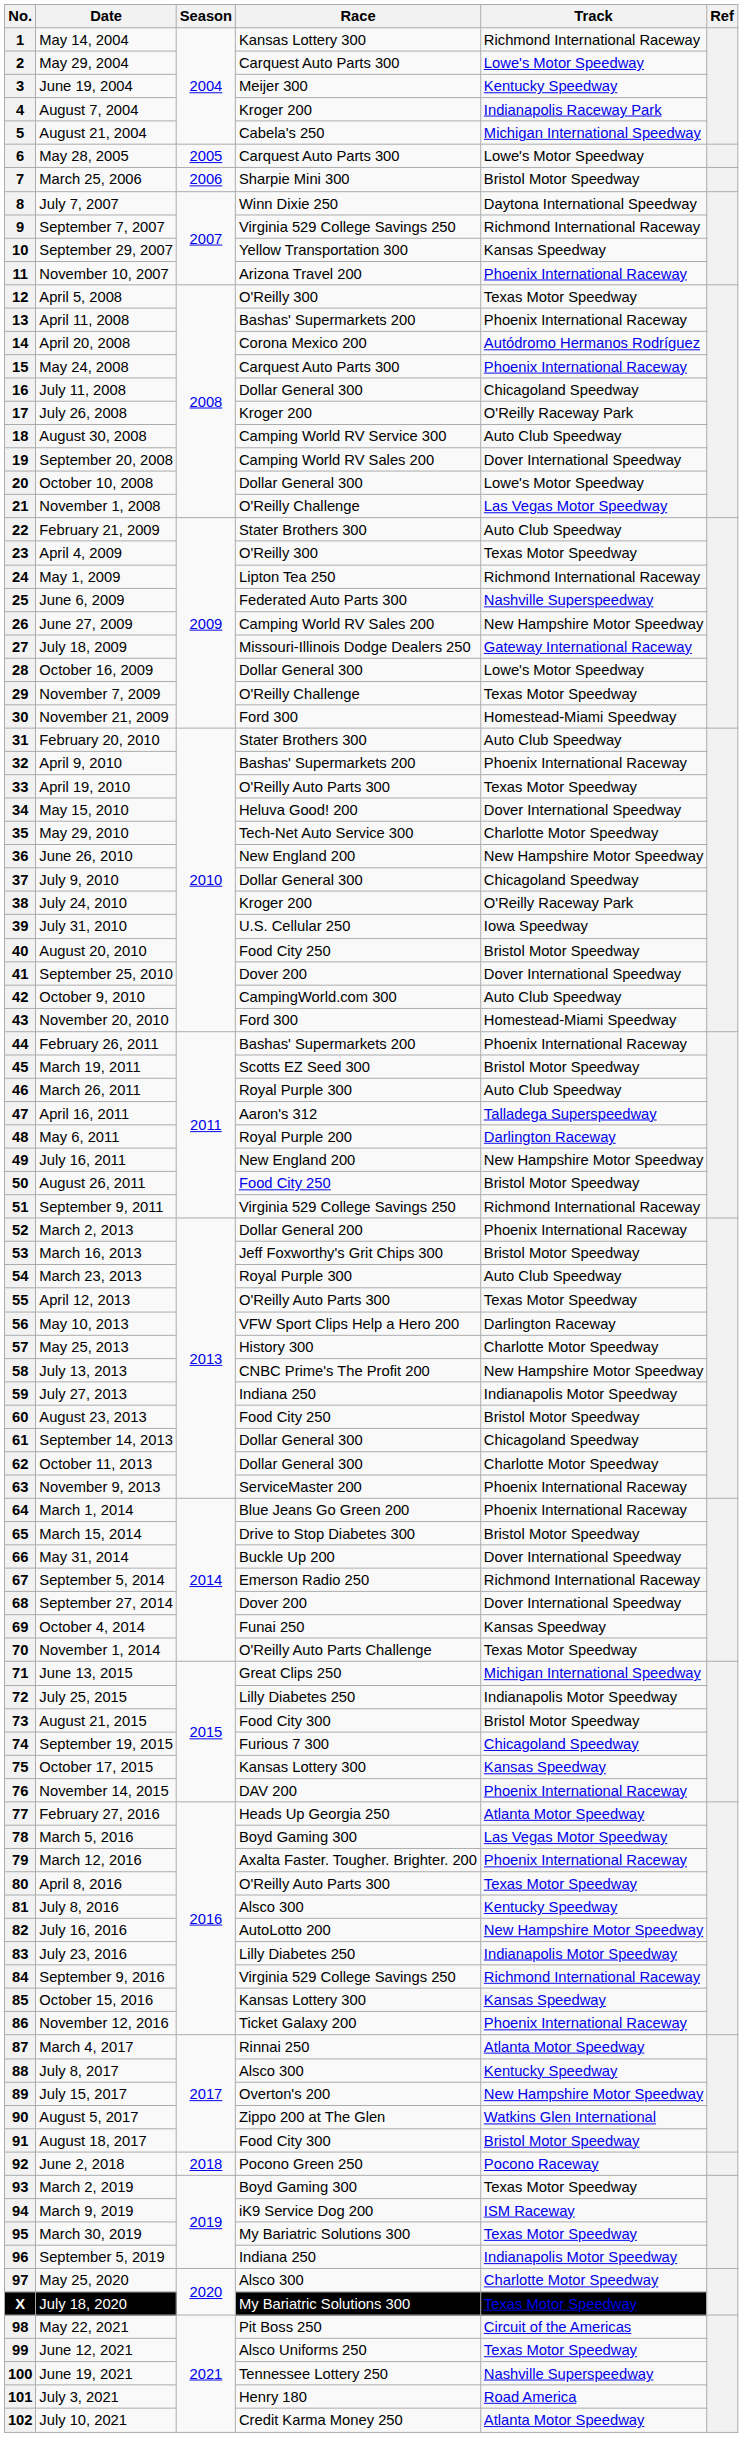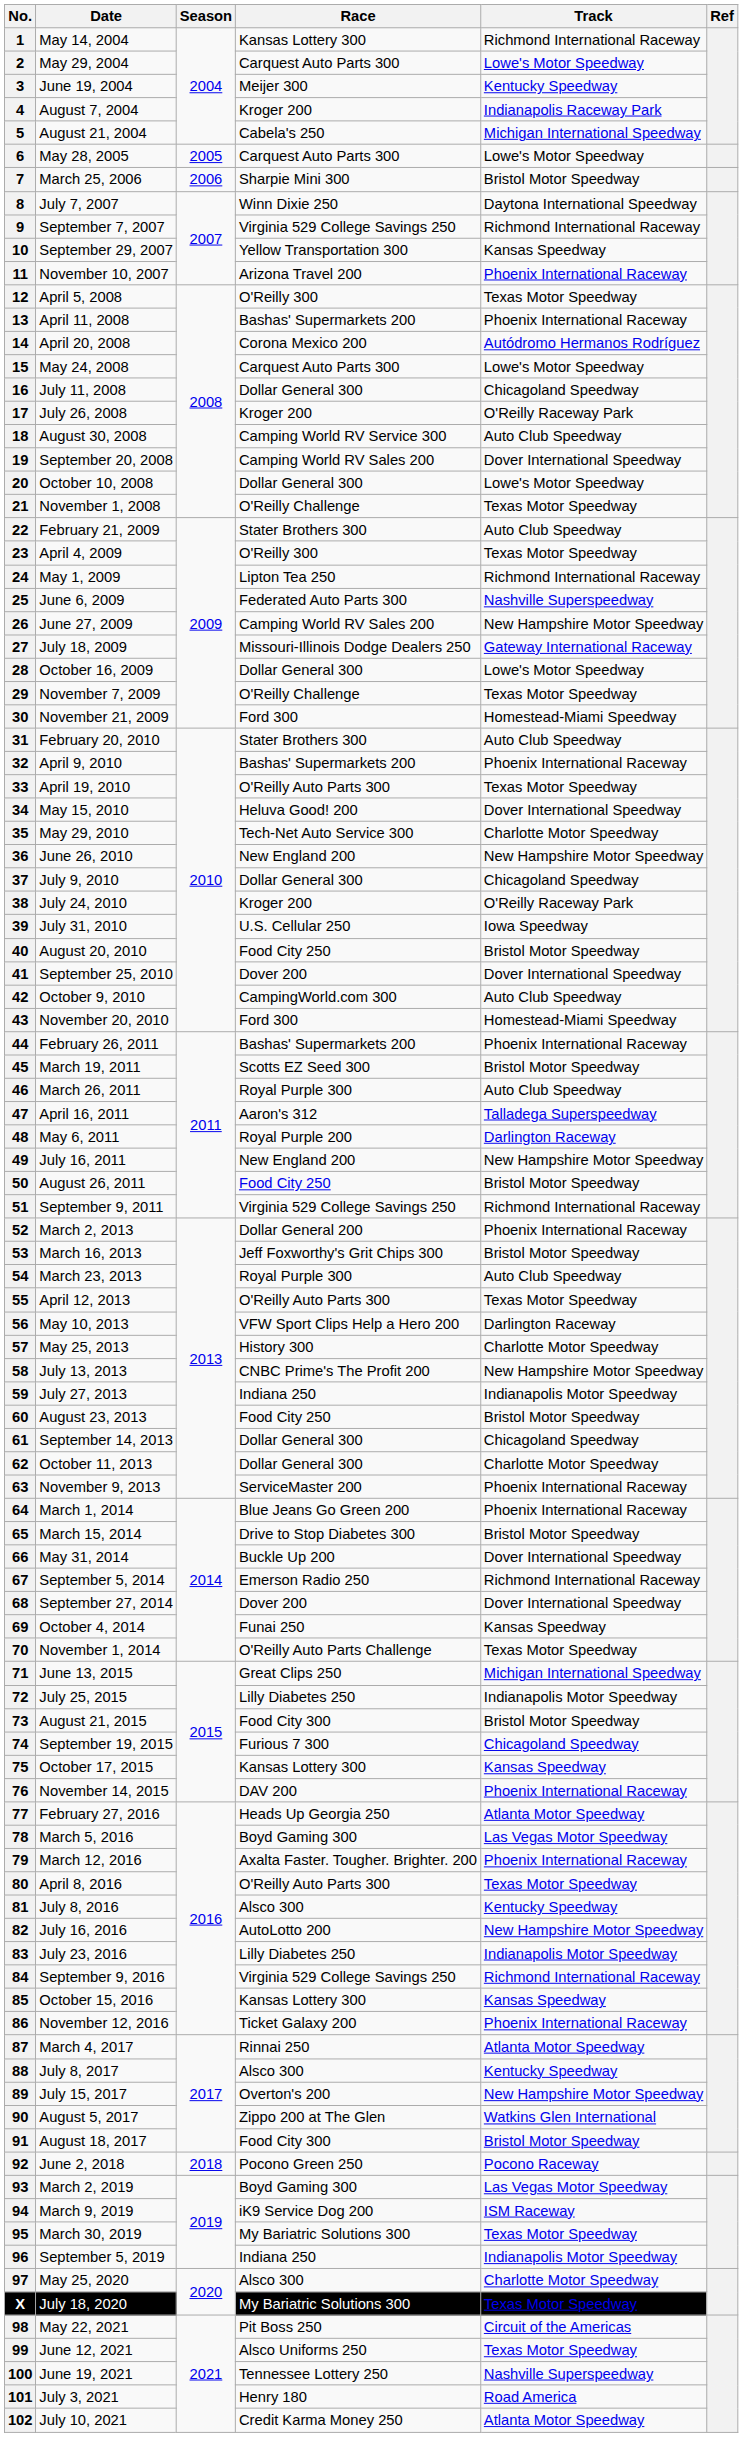(585, 366) Phoenix International Raceway -> (564, 366) Lowe's Motor Speedway
(576, 506) Las Vegas Motor Speedway -> (560, 506) Texas Motor Speedway
(560, 2187) Texas Motor Speedway -> (576, 2187) Las Vegas Motor Speedway
